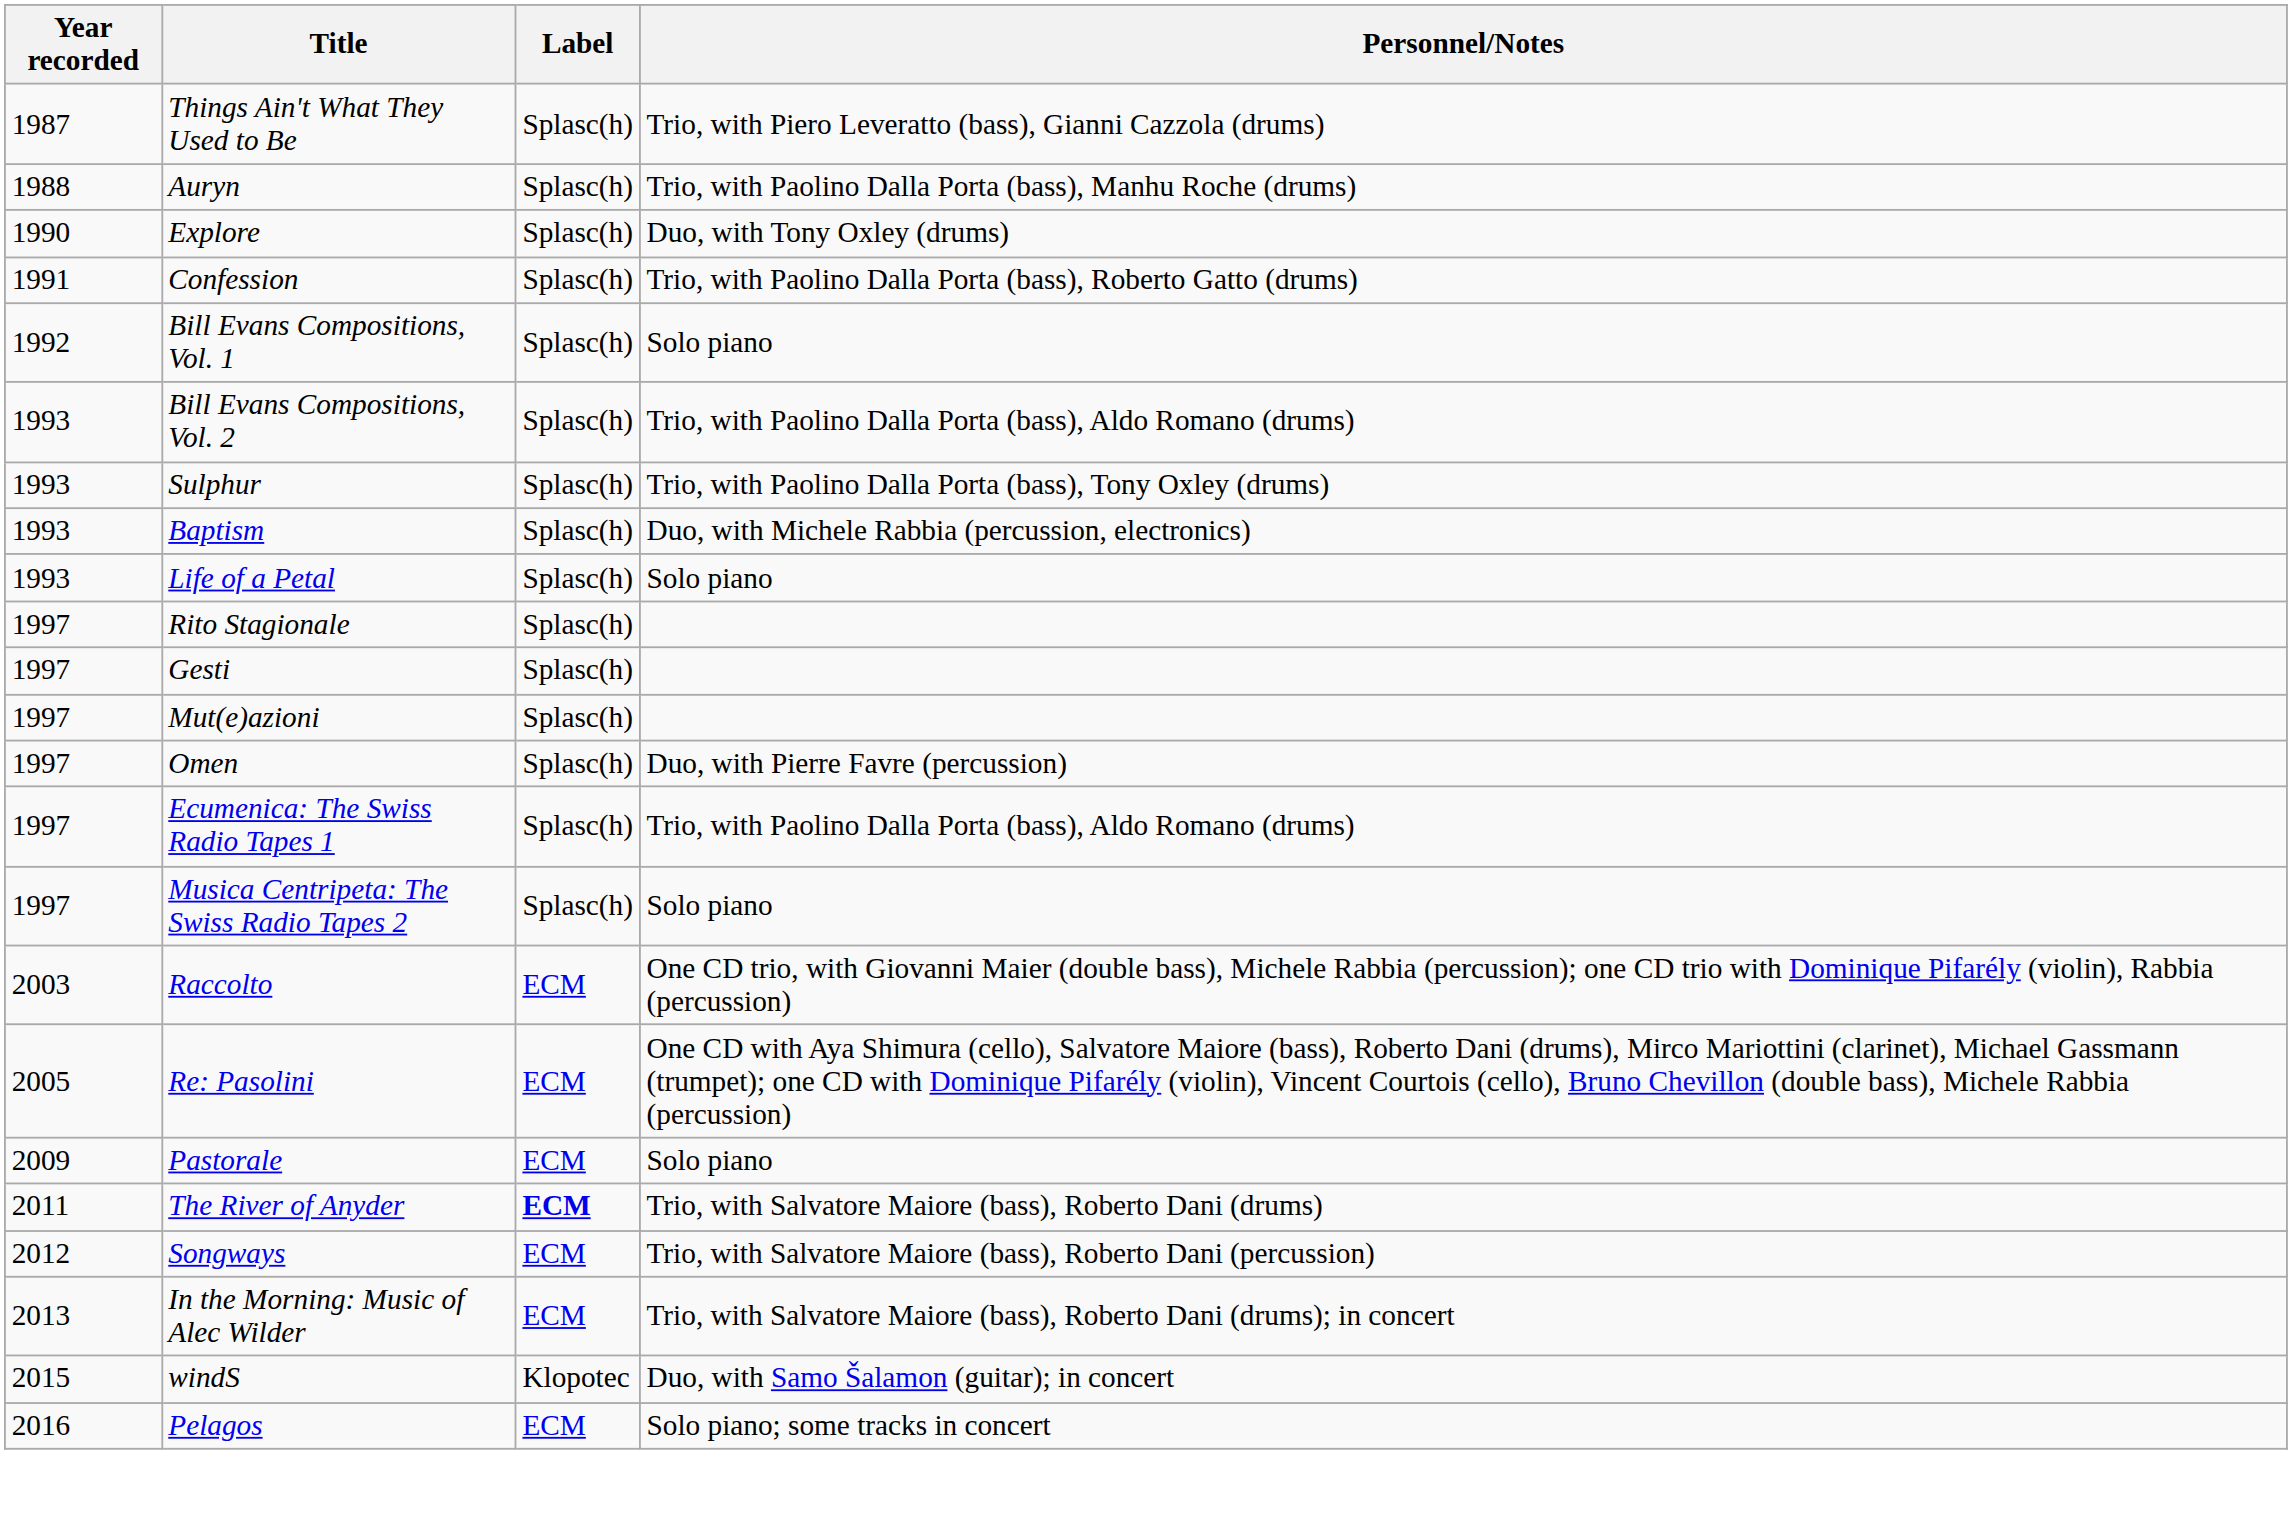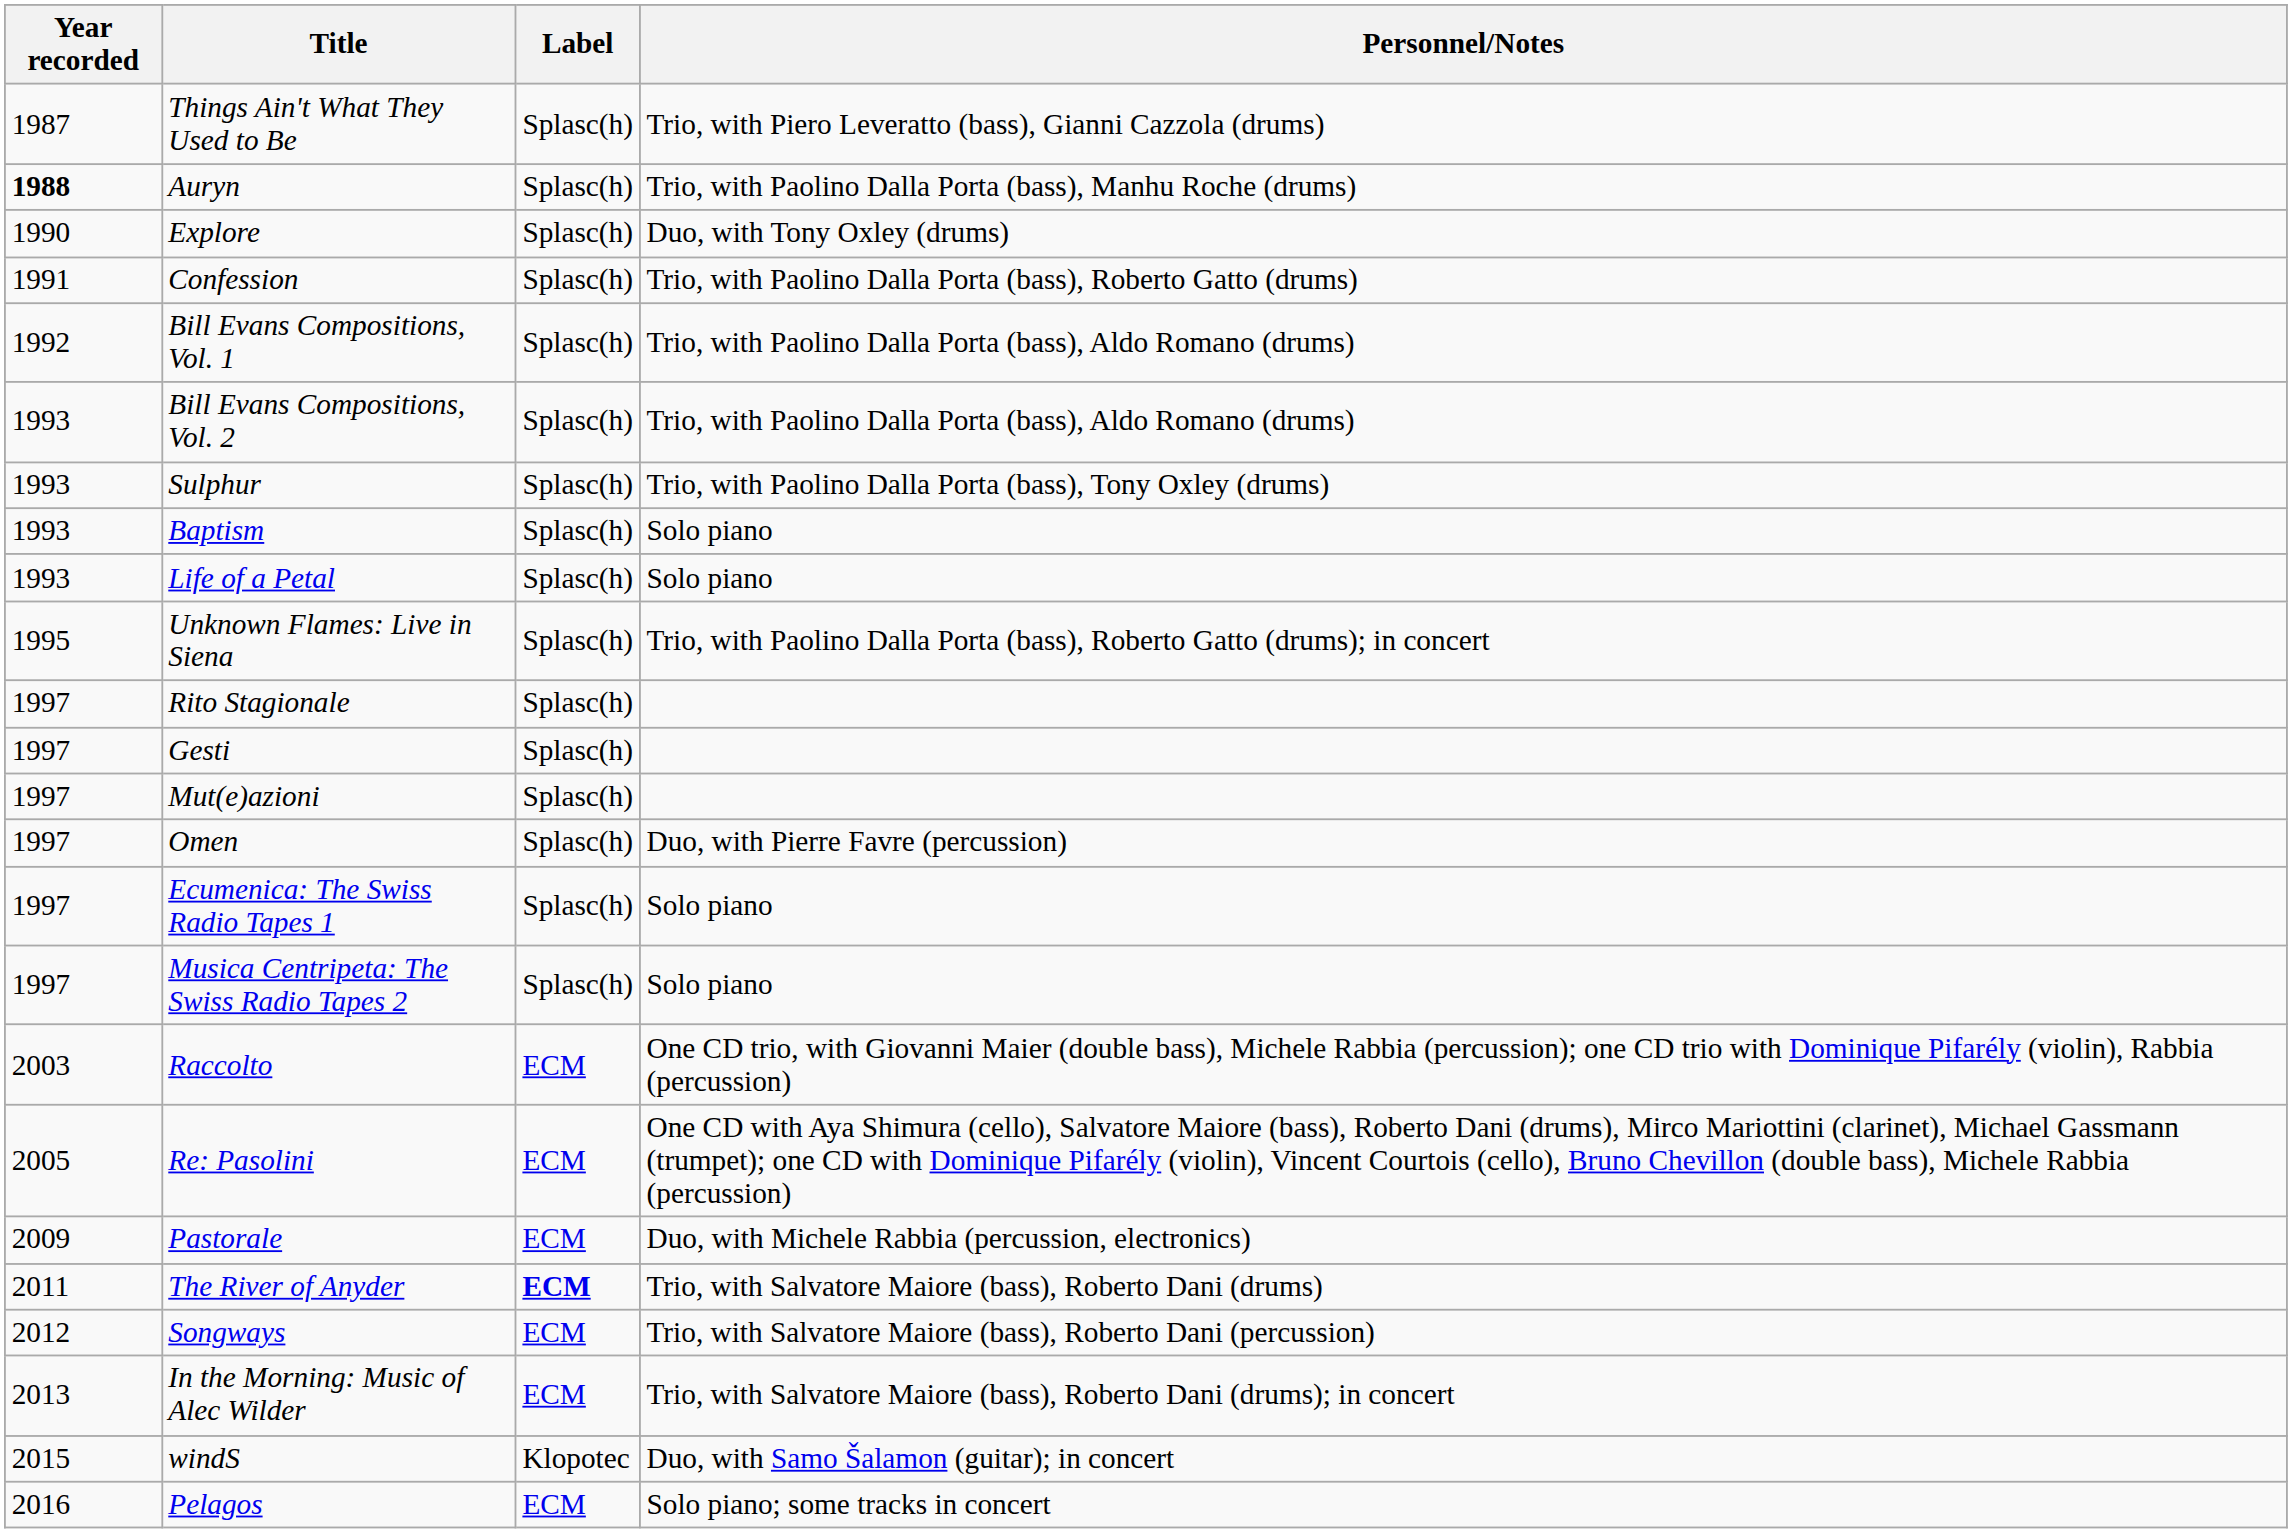(41, 186) normal -> (41, 186) bold
(710, 342) Solo piano -> (1001, 342) Trio, with Paolino Dalla Porta (bass), Aldo Romano (drums)
(949, 530) Duo, with Michele Rabbia (percussion, electronics) -> (710, 530) Solo piano
+ row: (320, 640)
(1001, 826) Trio, with Paolino Dalla Porta (bass), Aldo Romano (drums) -> (710, 905) Solo piano
(710, 1160) Solo piano -> (949, 1239) Duo, with Michele Rabbia (percussion, electronics)
